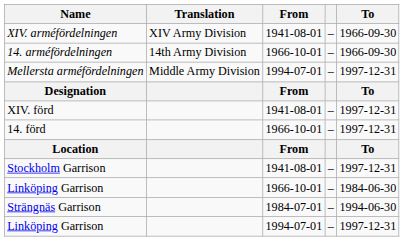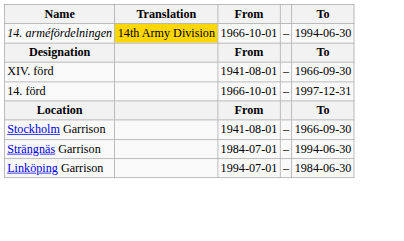- row: (62, 33)
(198, 52) no background -> (166, 33) gold background
(368, 52) 1966-09-30 -> (323, 33) 1994-06-30
- row: (75, 71)
(368, 110) 1997-12-31 -> (323, 71) 1966-09-30
(368, 168) 1997-12-31 -> (323, 129) 1966-09-30
- row: (55, 187)
(368, 226) 1997-12-31 -> (323, 168) 1984-06-30
